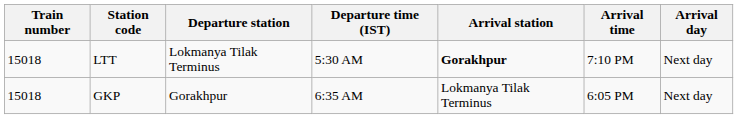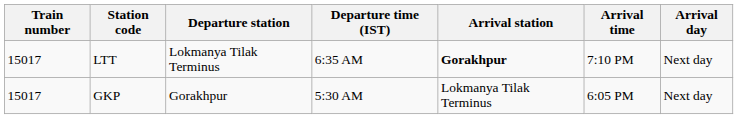(24, 59) 15018 -> (24, 59) 15017
(339, 59) 5:30 AM -> (339, 59) 6:35 AM
(24, 95) 15018 -> (24, 95) 15017
(339, 95) 6:35 AM -> (339, 95) 5:30 AM
